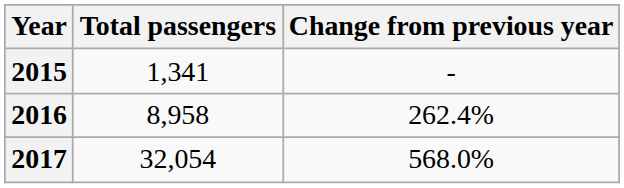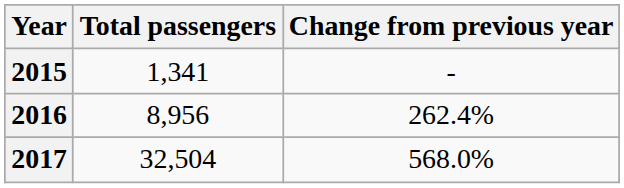(178, 114) 8,958 -> (178, 114) 8,956
(178, 159) 32,054 -> (178, 159) 32,504
